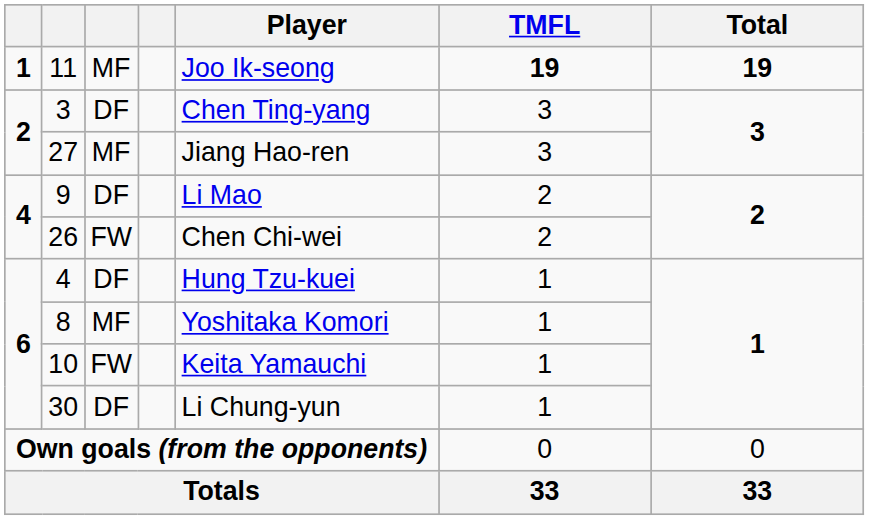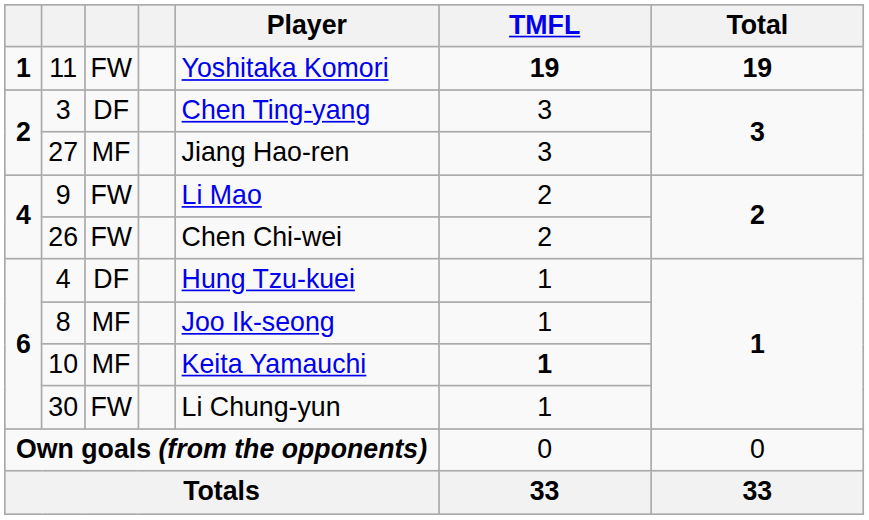(111, 68) MF -> (111, 68) FW
(258, 68) Joo Ik-seong -> (285, 68) Yoshitaka Komori
(111, 195) DF -> (111, 195) FW
(285, 322) Yoshitaka Komori -> (258, 322) Joo Ik-seong
(111, 364) FW -> (111, 364) MF
(545, 364) normal -> (545, 364) bold
(111, 407) DF -> (111, 407) FW
